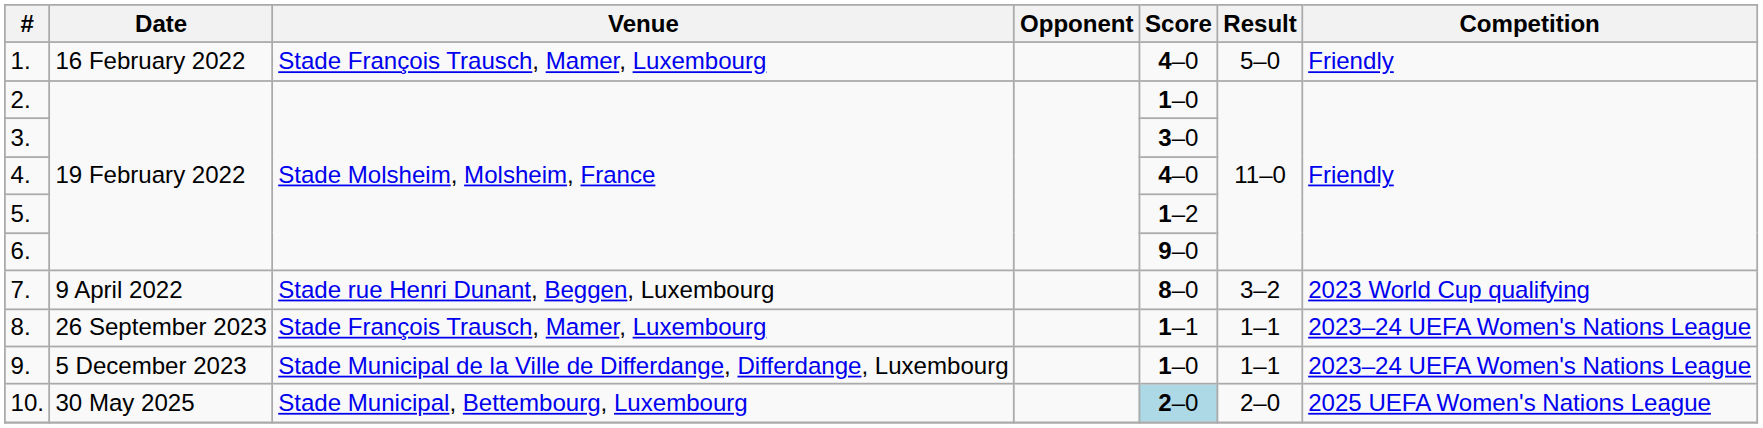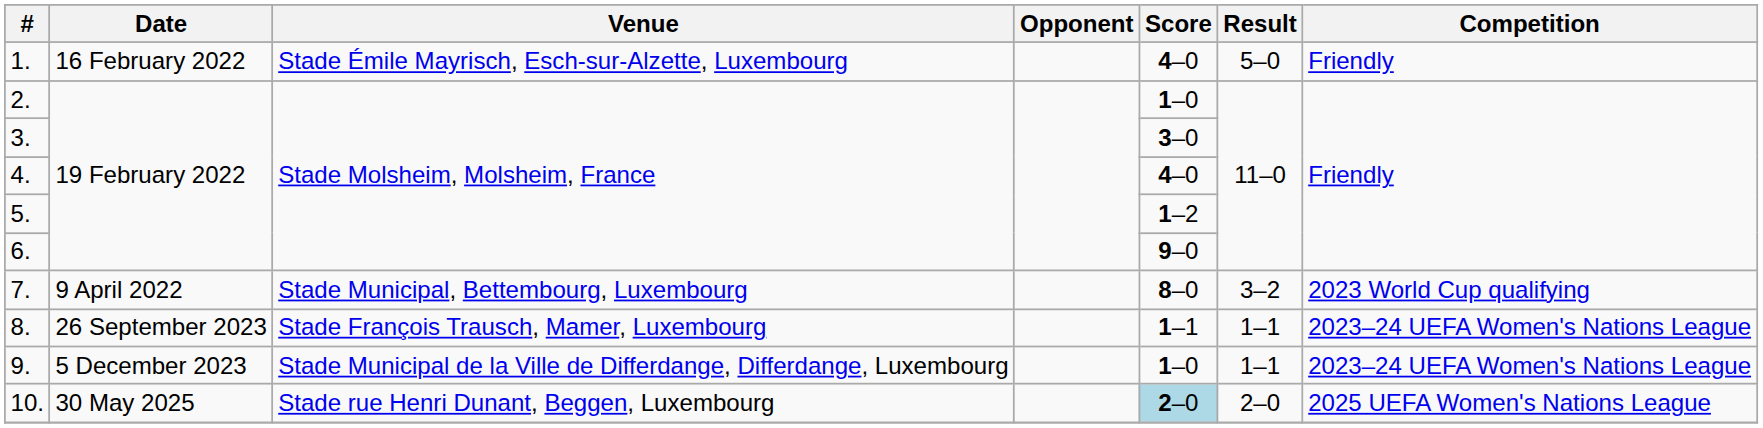(522, 61) Stade François Trausch, Mamer, Luxembourg -> (563, 61) Stade Émile Mayrisch, Esch-sur-Alzette, Luxembourg
(526, 289) Stade rue Henri Dunant, Beggen, Luxembourg -> (513, 289) Stade Municipal, Bettembourg, Luxembourg
(513, 403) Stade Municipal, Bettembourg, Luxembourg -> (526, 403) Stade rue Henri Dunant, Beggen, Luxembourg
